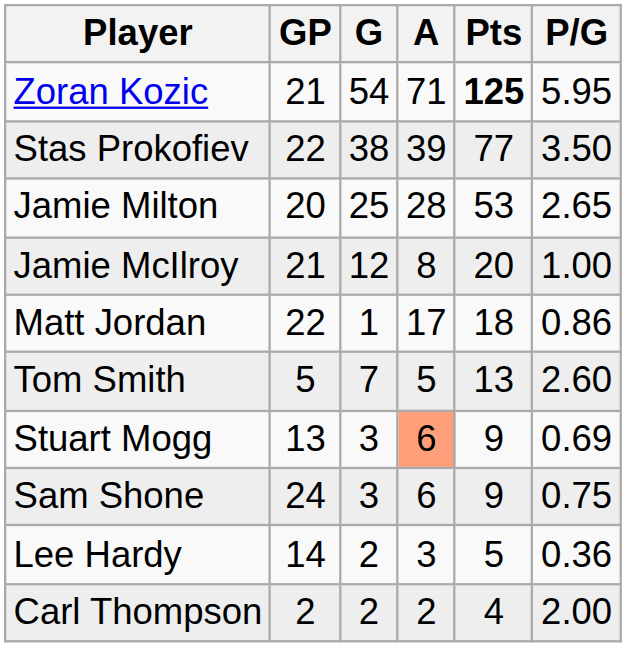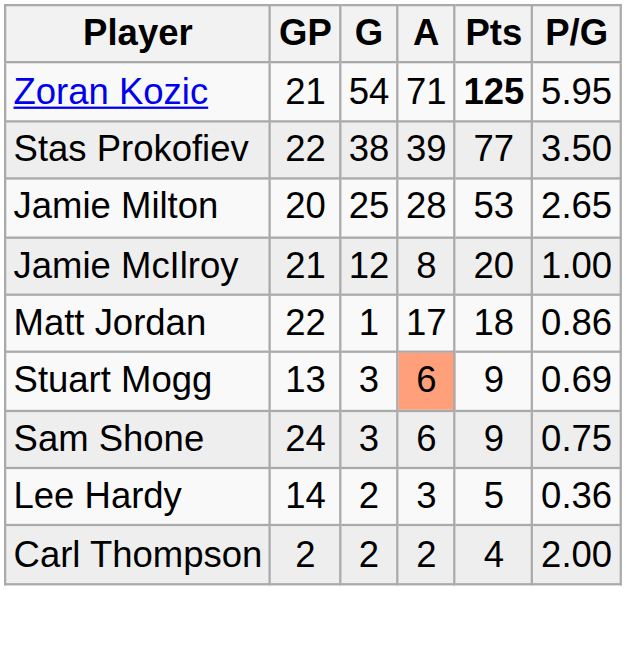- row: (100, 380)
